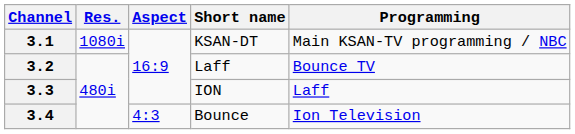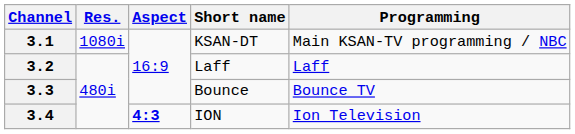(334, 67) Bounce TV -> (311, 67) Laff
(208, 91) ION -> (222, 91) Bounce
(311, 91) Laff -> (334, 91) Bounce TV
(146, 116) normal -> (146, 116) bold
(222, 116) Bounce -> (208, 116) ION
